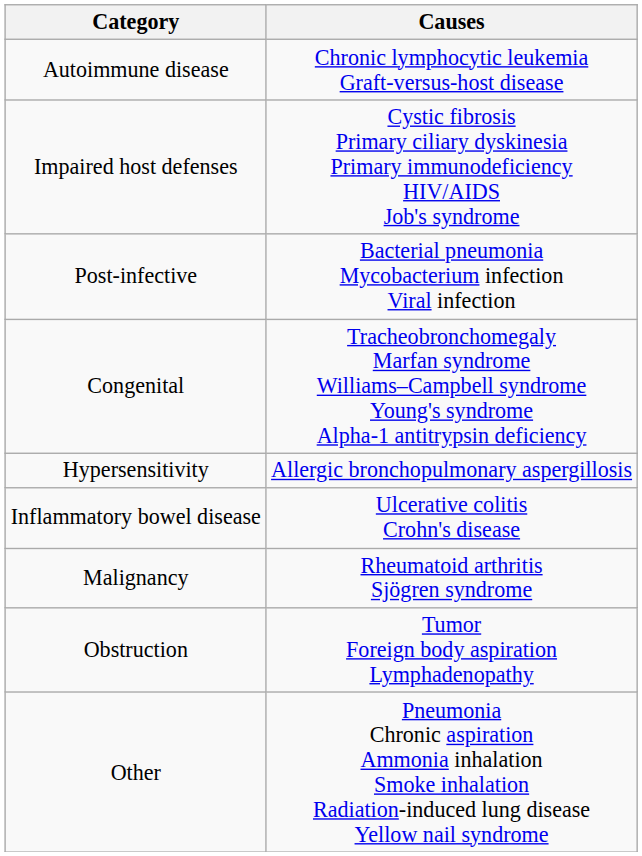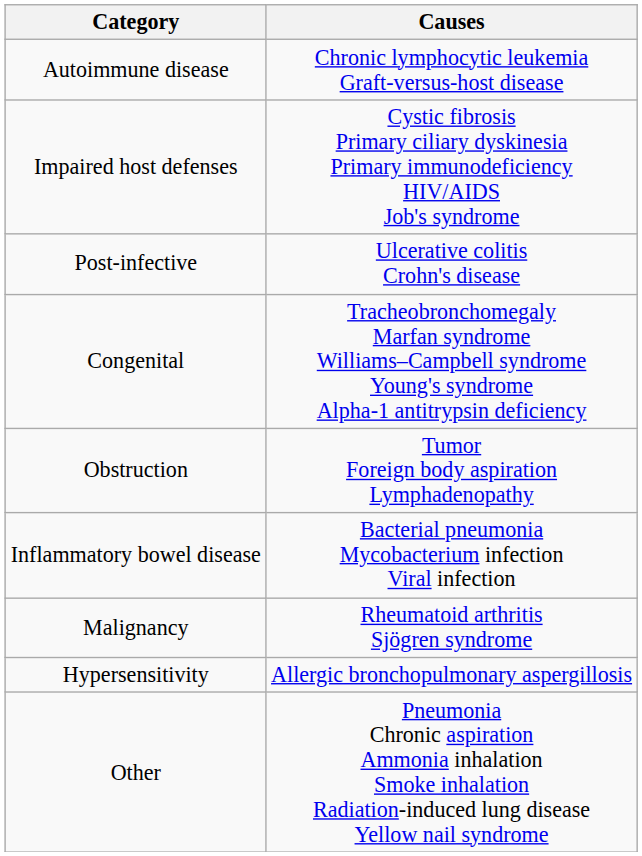(452, 276) Bacterial pneumonia Mycobacterium infection Viral infection -> (452, 263) Ulcerative colitis Crohn's disease
rows swapped: (136, 470) <-> (136, 649)
(452, 517) Ulcerative colitis Crohn's disease -> (452, 555) Bacterial pneumonia Mycobacterium infection Viral infection
